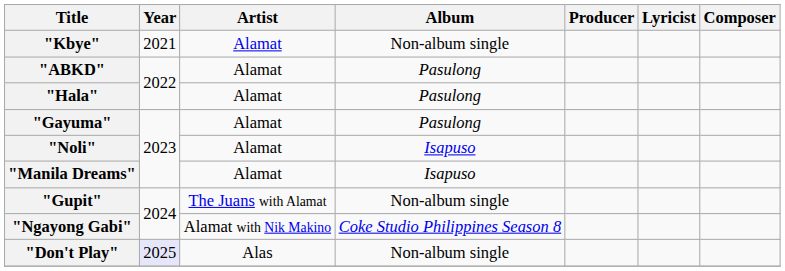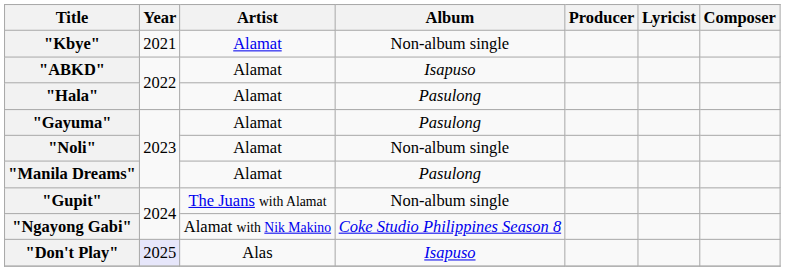(450, 69) Pasulong -> (450, 69) Isapuso
(450, 148) Isapuso -> (450, 148) Non-album single
(450, 174) Isapuso -> (450, 174) Pasulong
(450, 252) Non-album single -> (450, 252) Isapuso
